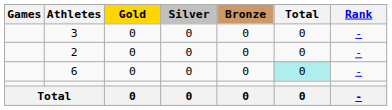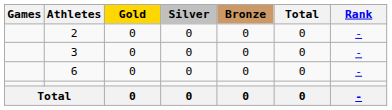rows swapped: (74, 33) <-> (74, 52)
(302, 71) paleturquoise background -> (302, 71) no background
